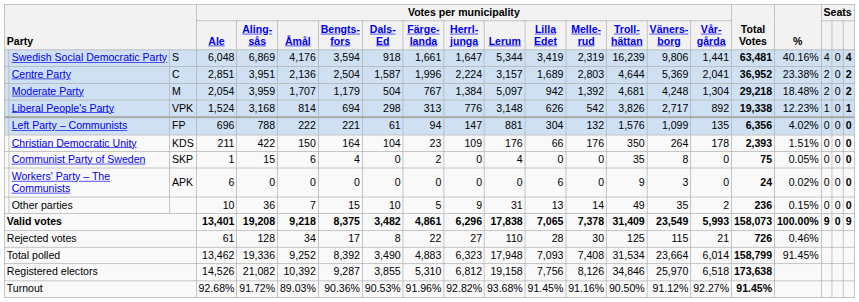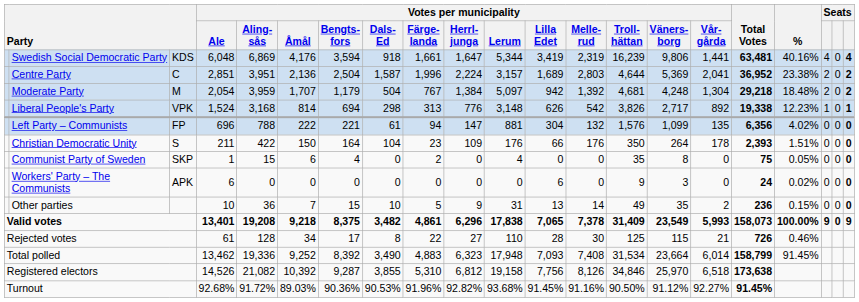(176, 58) S -> (183, 58) KDS
(183, 143) KDS -> (176, 143) S
